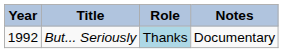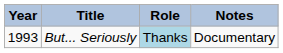(23, 37) 1992 -> (23, 37) 1993
